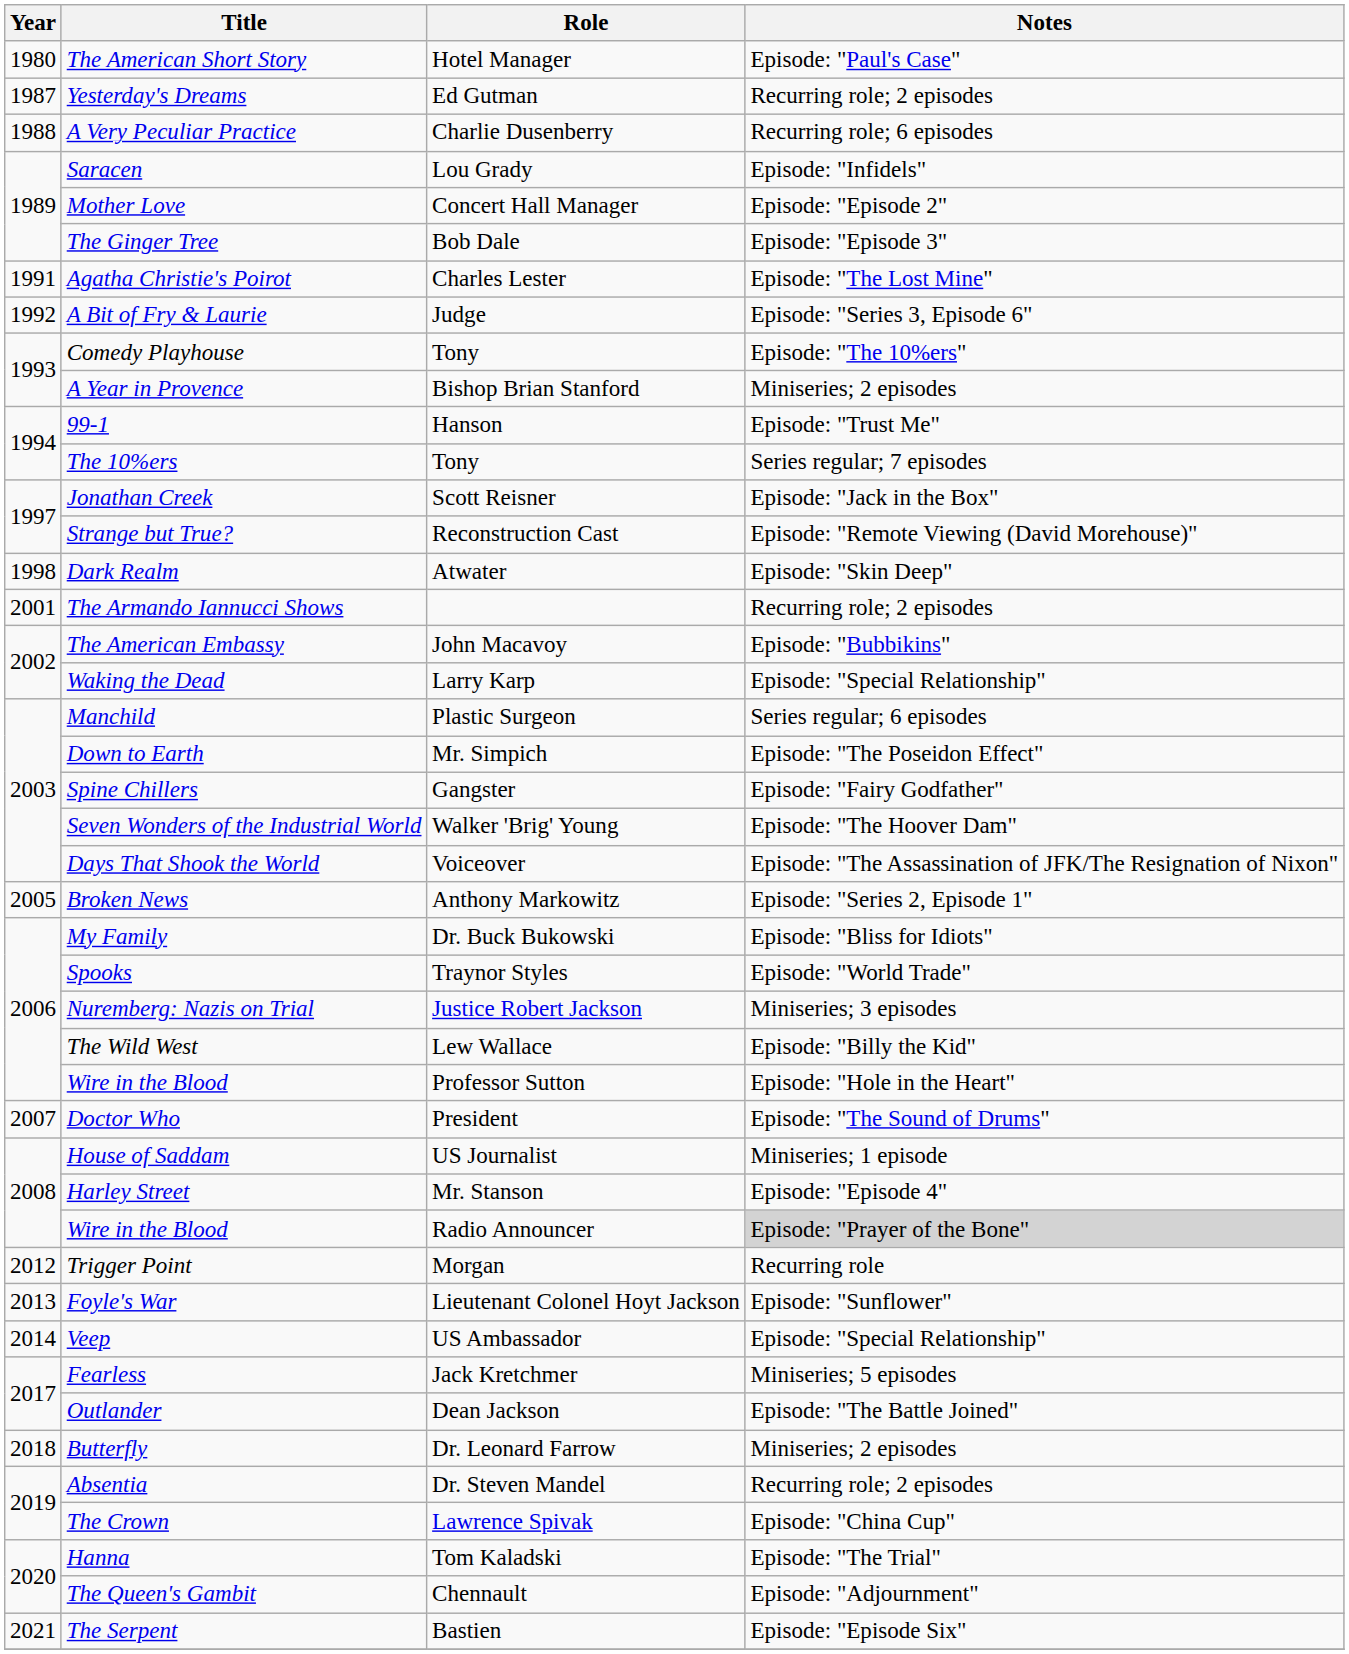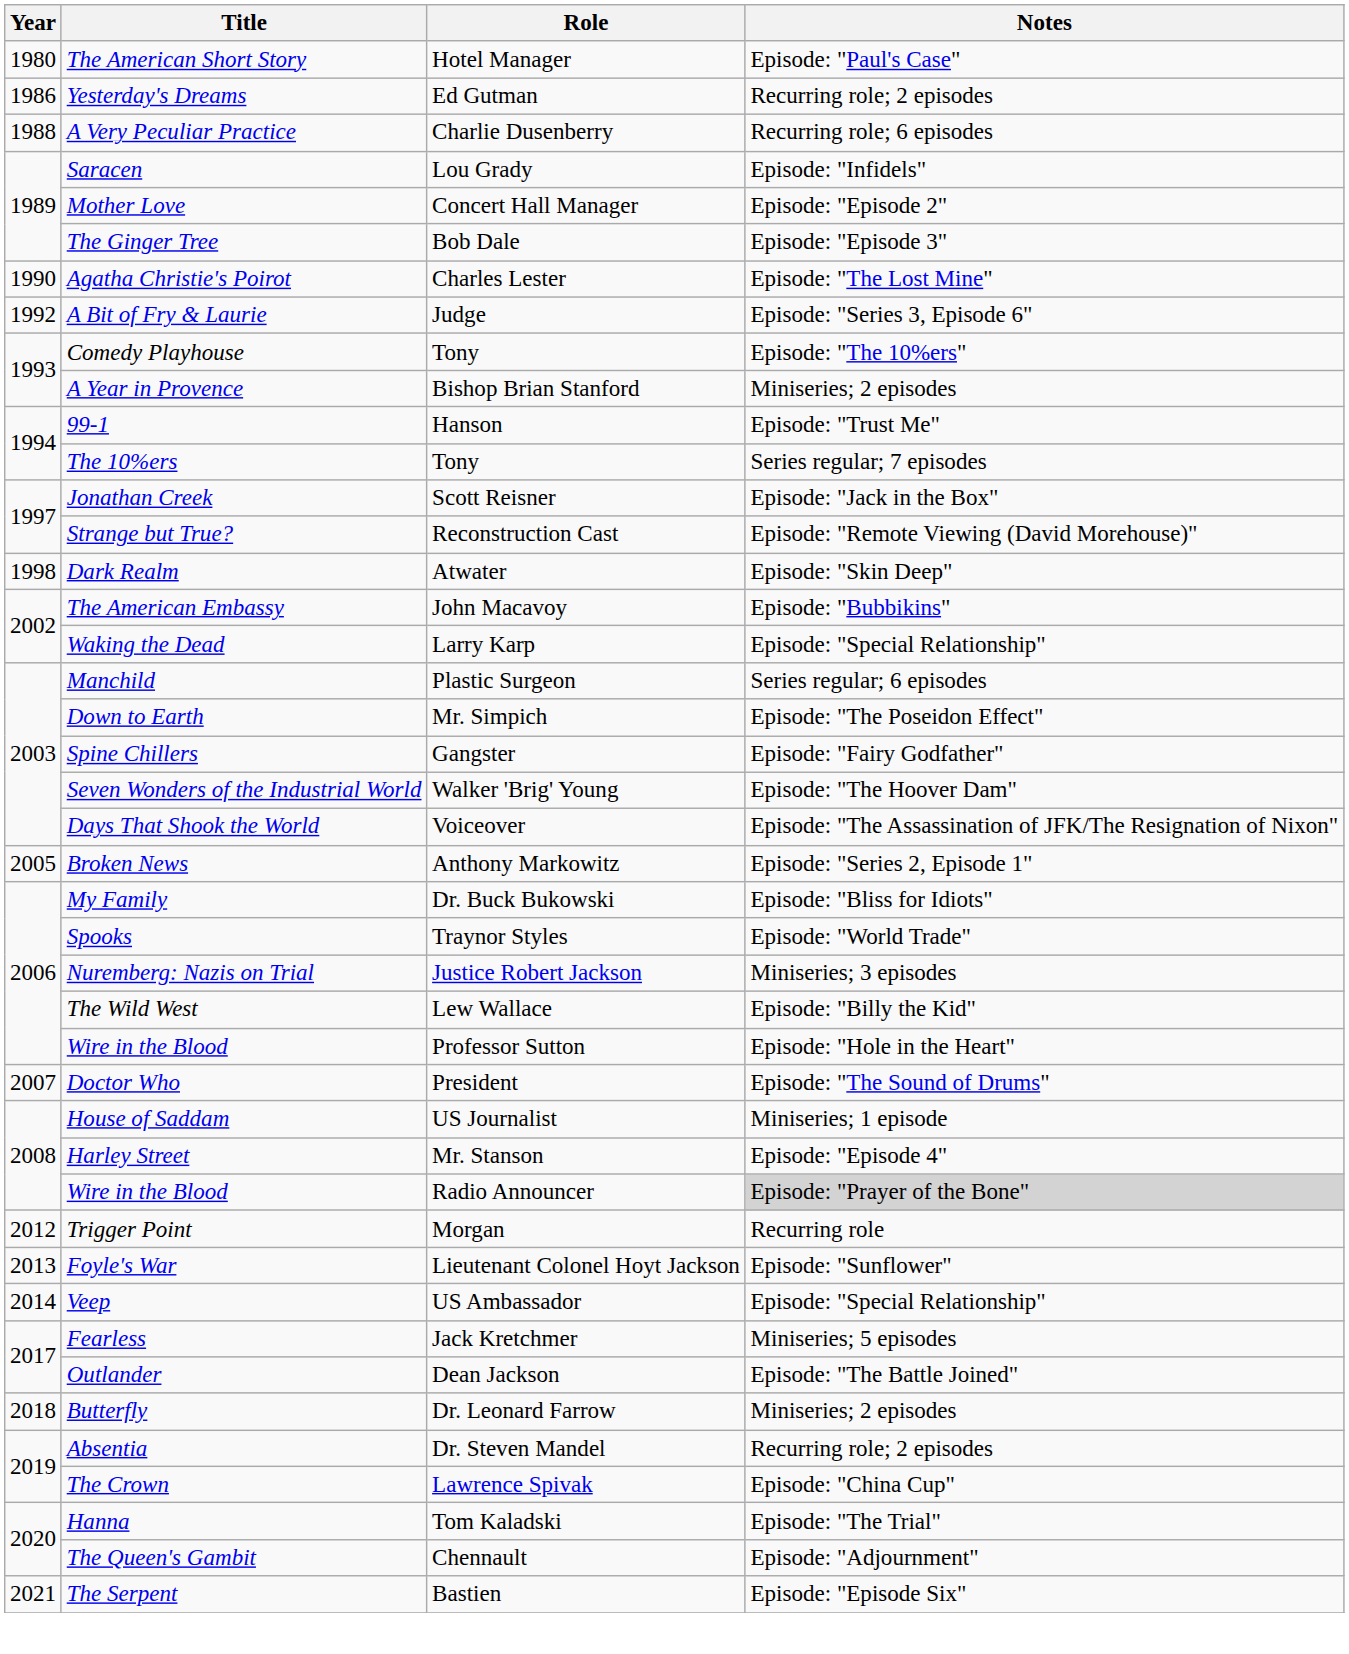(33, 95) 1987 -> (33, 95) 1986
(33, 278) 1991 -> (33, 278) 1990
- row: (205, 607)
